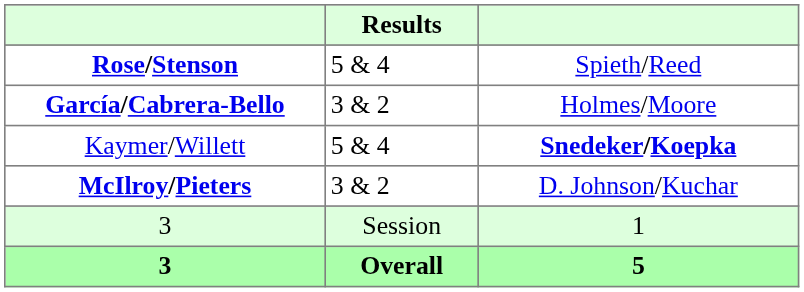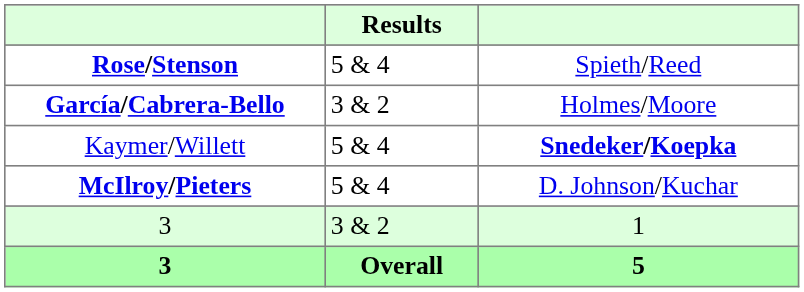(360, 185) 3 & 2 -> (360, 185) 5 & 4
(402, 225) Session -> (360, 225) 3 & 2
